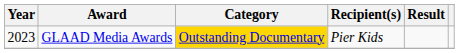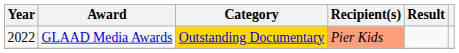(21, 37) 2023 -> (21, 37) 2022
(357, 37) no background -> (357, 37) lightsalmon background
